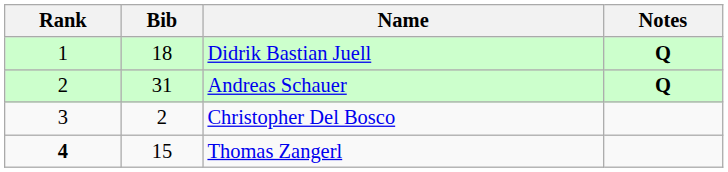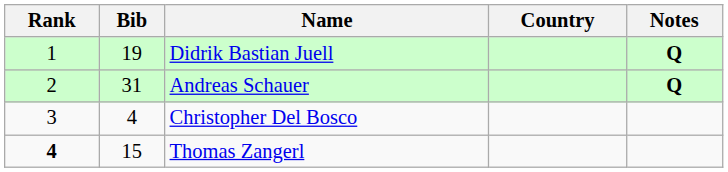+ column: (558, 20)
(162, 53) 18 -> (132, 53) 19
(162, 118) 2 -> (132, 118) 4
